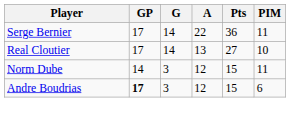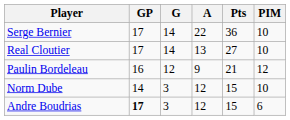(262, 32) 11 -> (263, 32) 10
+ row: (47, 69)
(262, 69) 11 -> (263, 87) 10
